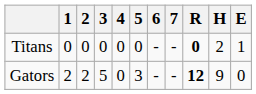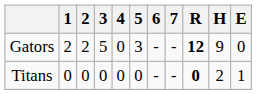rows swapped: (32, 75) <-> (32, 47)
